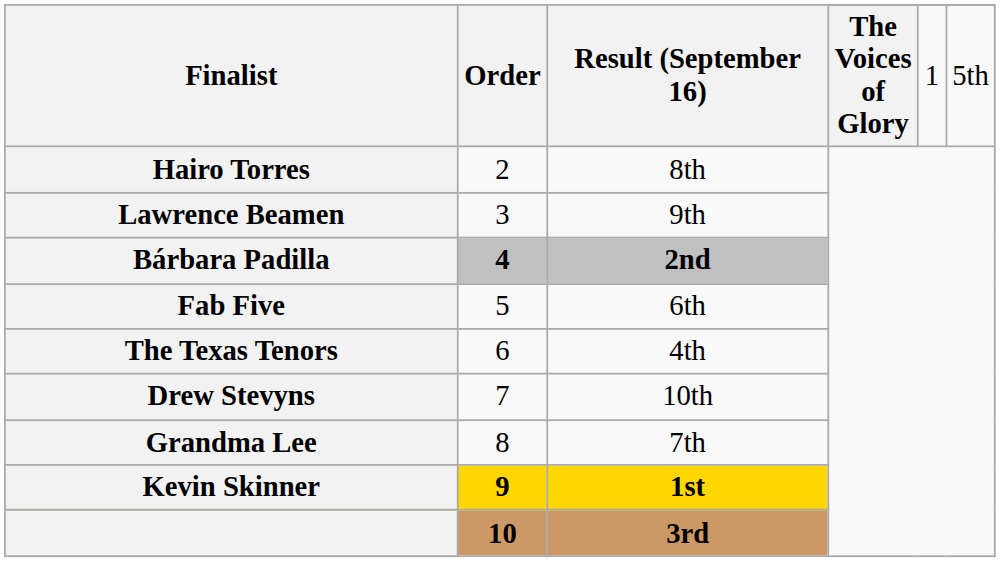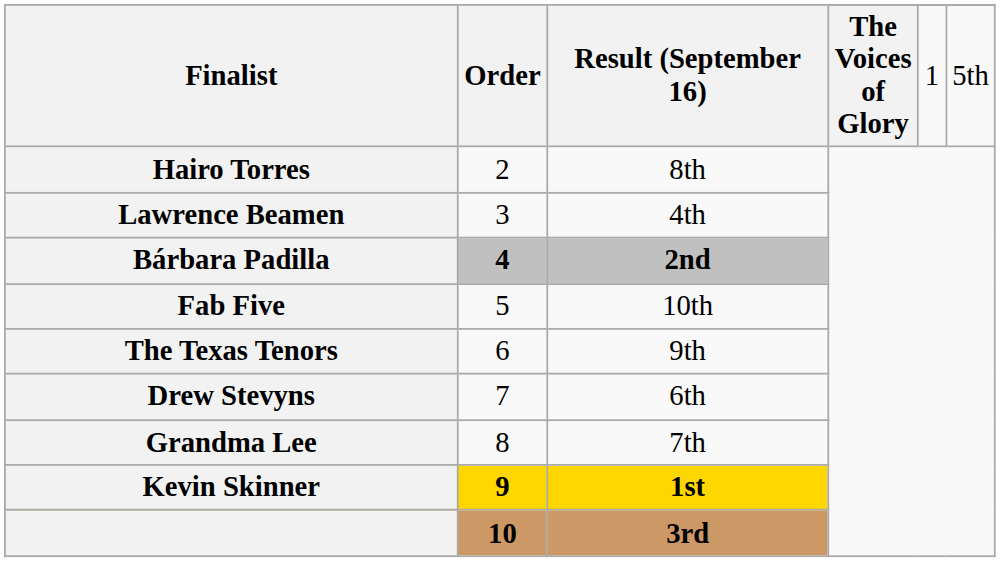(688, 214) 9th -> (688, 214) 4th
(688, 305) 6th -> (688, 305) 10th
(688, 350) 4th -> (688, 350) 9th
(688, 396) 10th -> (688, 396) 6th
